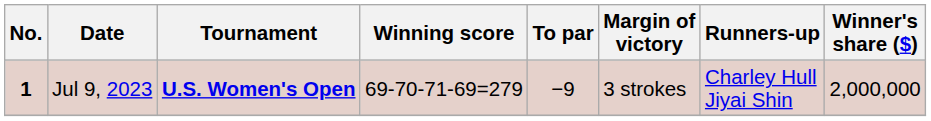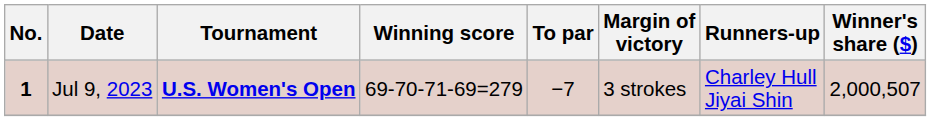(563, 88) −9 -> (563, 88) −7
(875, 88) 2,000,000 -> (875, 88) 2,000,507
